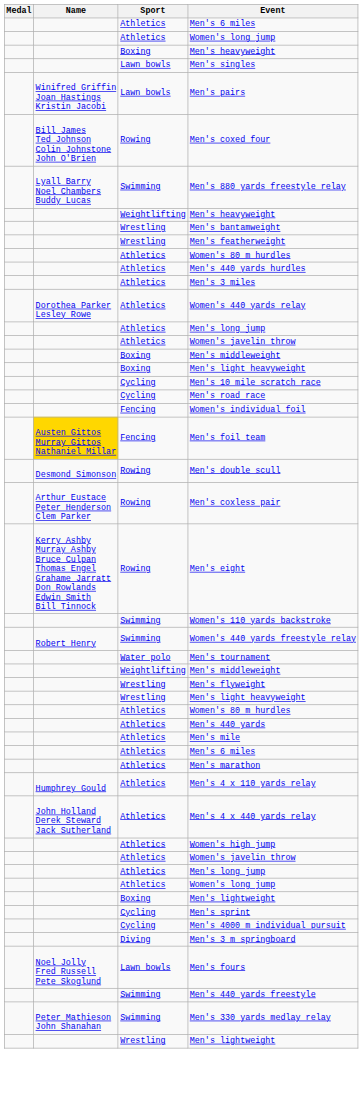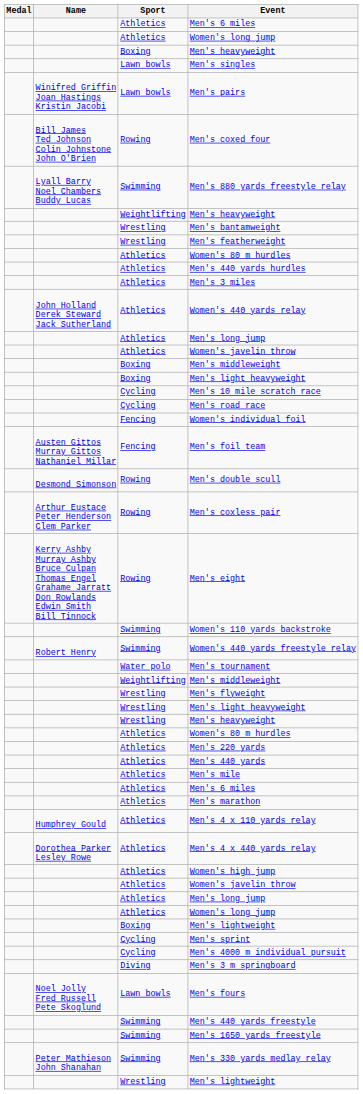(73, 311) Dorothea Parker Lesley Rowe -> (73, 316) John Holland Derek Steward Jack Sutherland
(76, 443) gold background -> (76, 453) no background
+ row: (143, 721)
+ row: (143, 748)
(73, 822) John Holland Derek Steward Jack Sutherland -> (73, 854) Dorothea Parker Lesley Rowe
+ row: (140, 1036)
